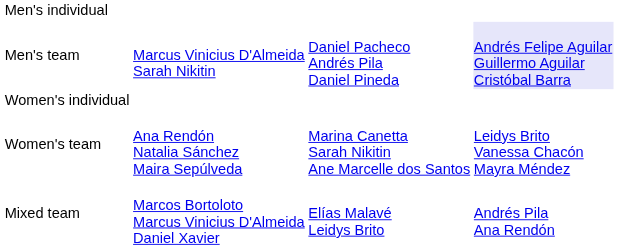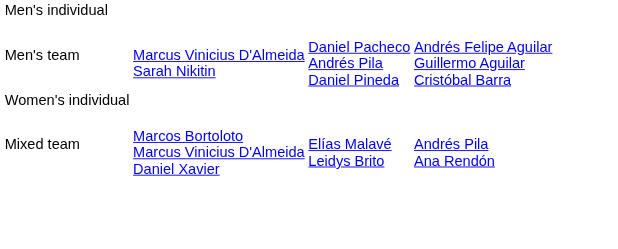(543, 63) lavender background -> (483, 63) no background
- row: (53, 144)
